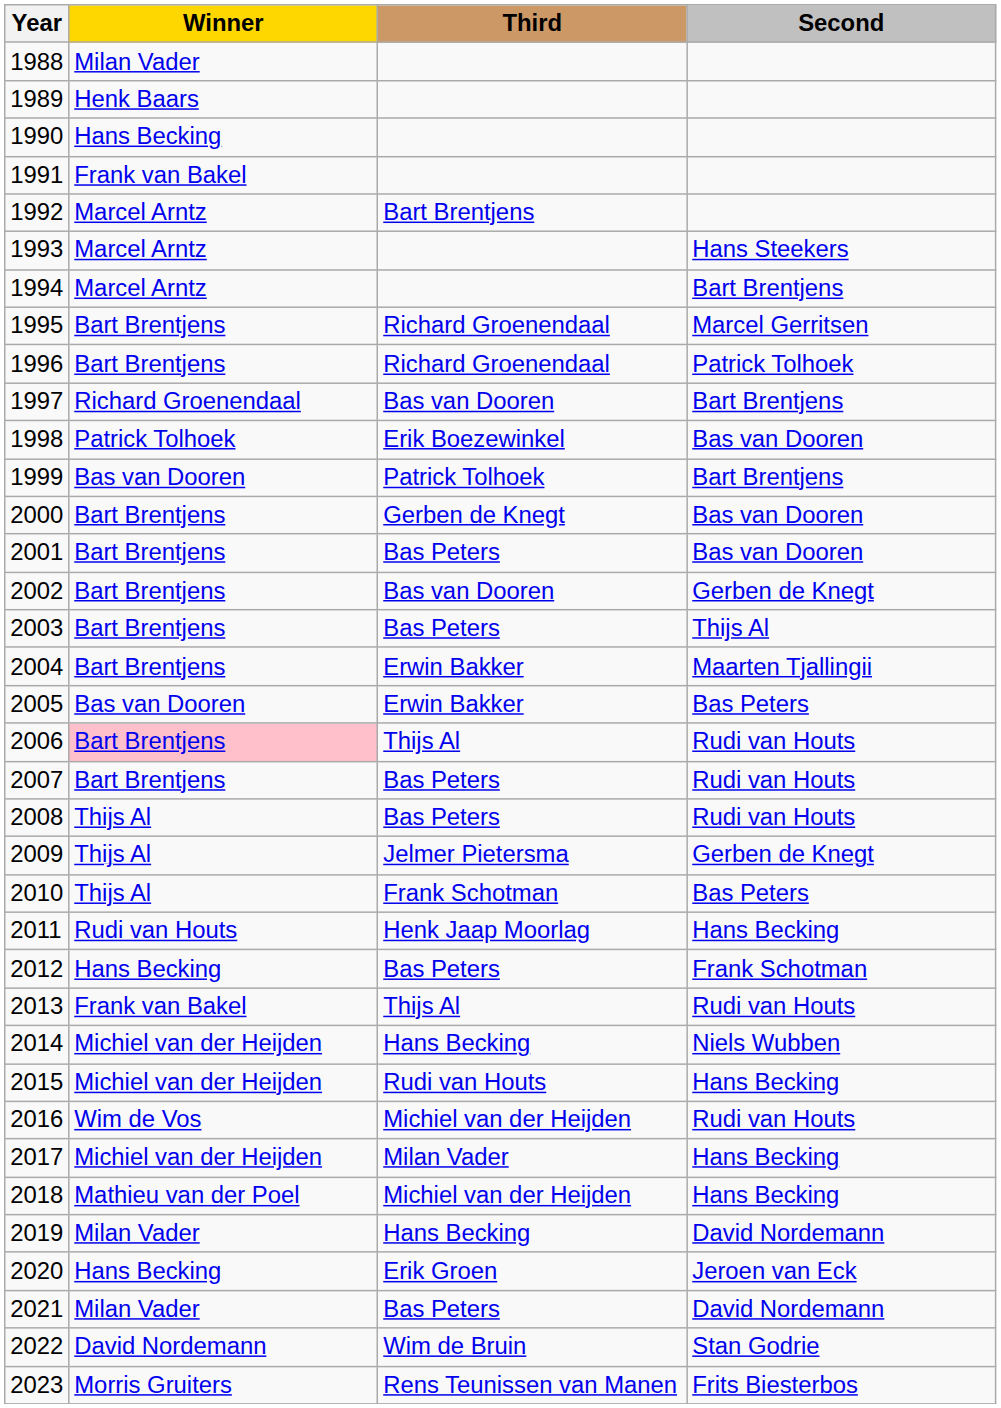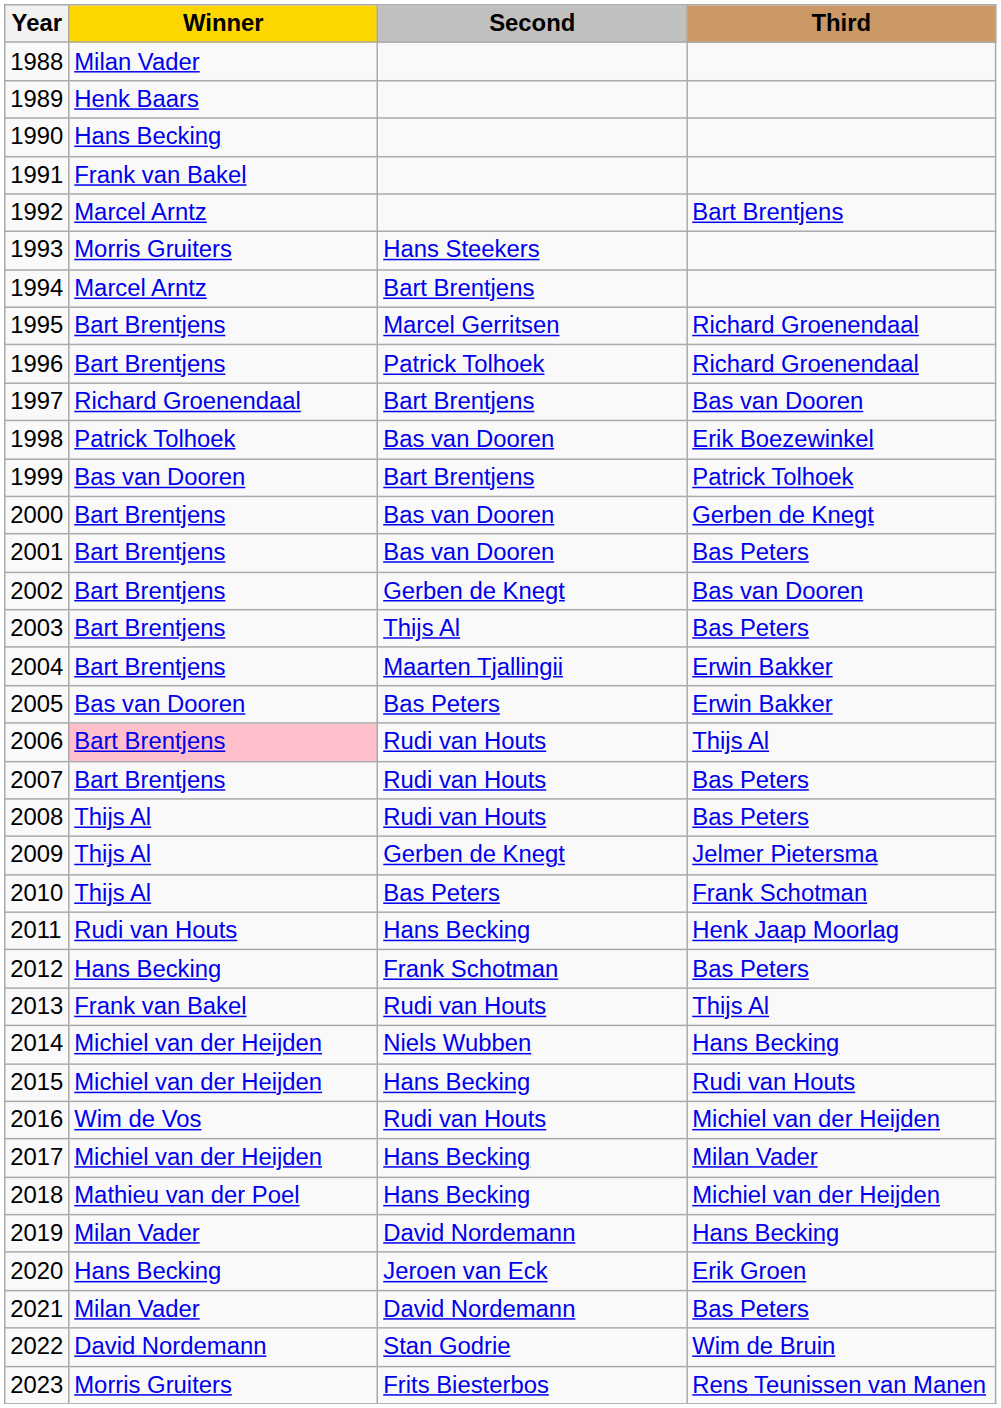columns swapped: (841, 23) <-> (532, 23)
(141, 250) Marcel Arntz -> (153, 250) Morris Gruiters
